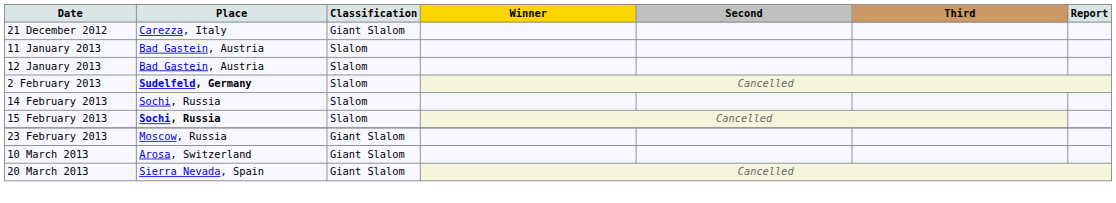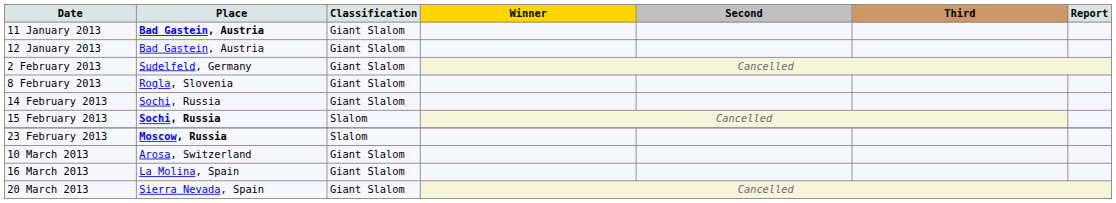- row: (57, 31)
(202, 49) normal -> (202, 31) bold
(349, 49) Slalom -> (367, 31) Giant Slalom
(349, 66) Slalom -> (367, 49) Giant Slalom
(195, 84) bold -> (195, 66) normal
(349, 84) Slalom -> (367, 66) Giant Slalom
+ row: (54, 84)
(349, 101) Slalom -> (367, 101) Giant Slalom
(183, 137) normal -> (183, 137) bold
(367, 137) Giant Slalom -> (349, 137) Slalom
+ row: (48, 172)
